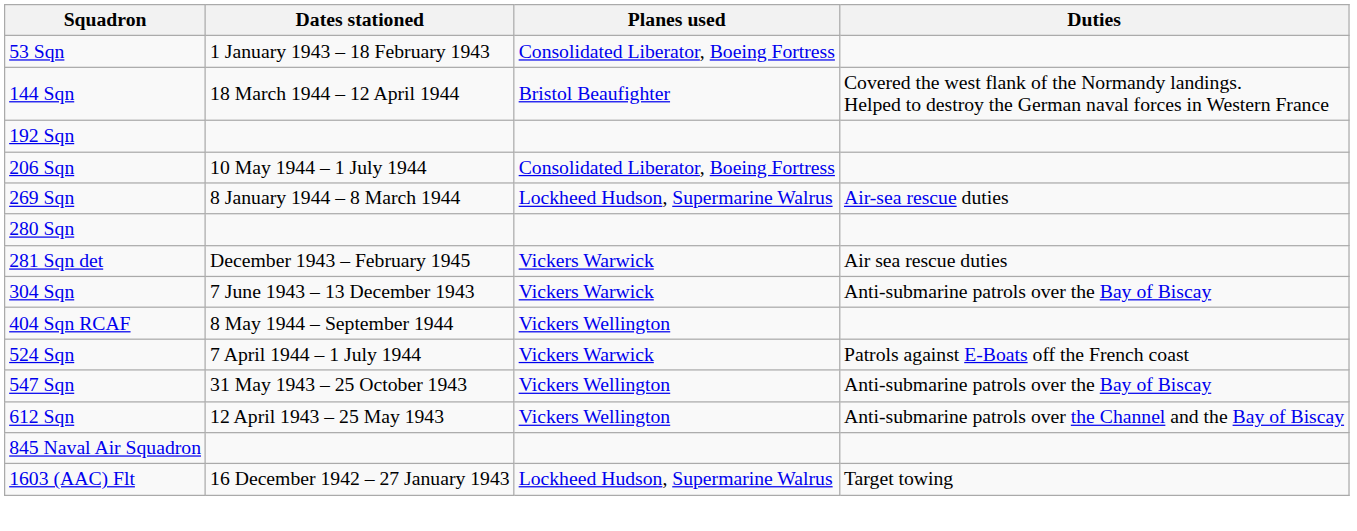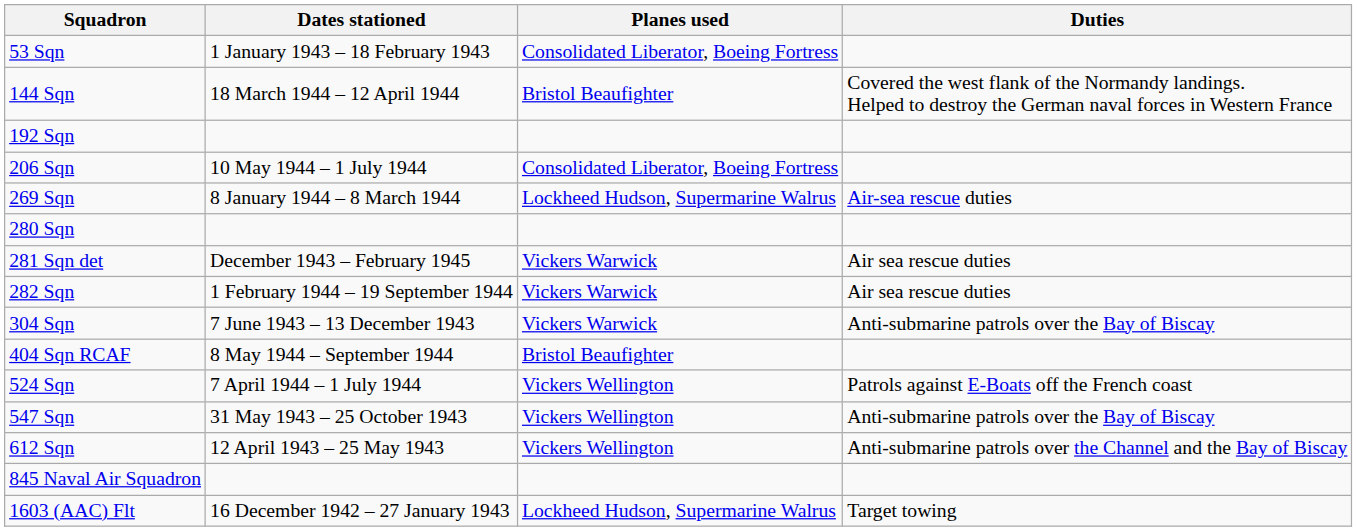+ row: (42, 291)
(594, 323) Vickers Wellington -> (598, 354) Bristol Beaufighter
(586, 354) Vickers Warwick -> (598, 385) Vickers Wellington
